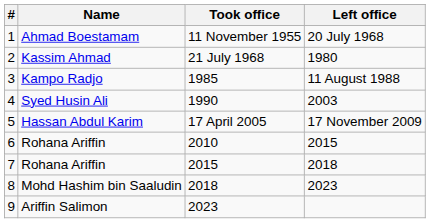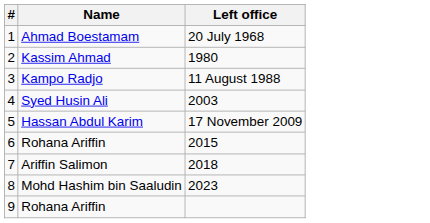- column: (245, 15)
(63, 164) Rohana Ariffin -> (64, 164) Ariffin Salimon
(64, 206) Ariffin Salimon -> (63, 206) Rohana Ariffin
